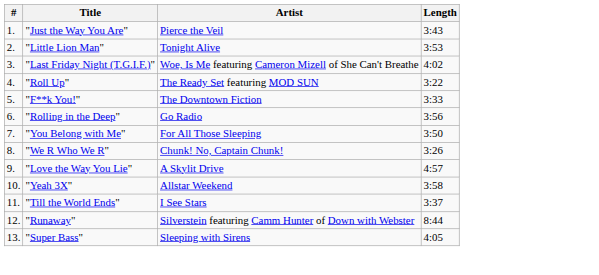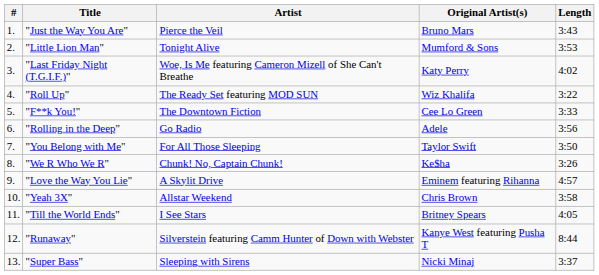+ column: (487, 13)
(433, 202) 3:37 -> (568, 215) 4:05
(433, 237) 4:05 -> (568, 261) 3:37
